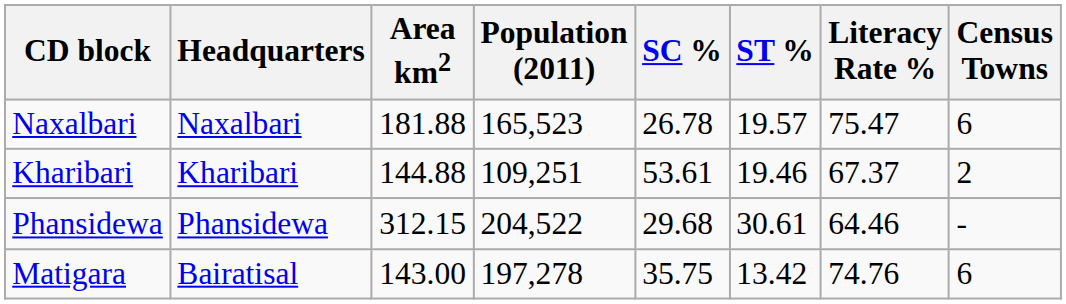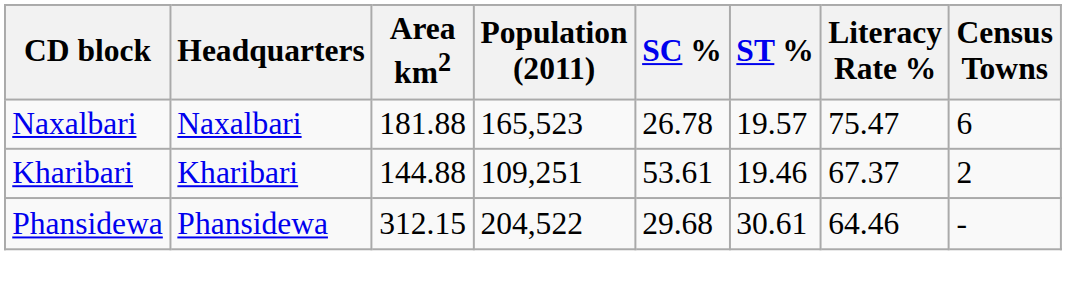- row: (69, 273)
